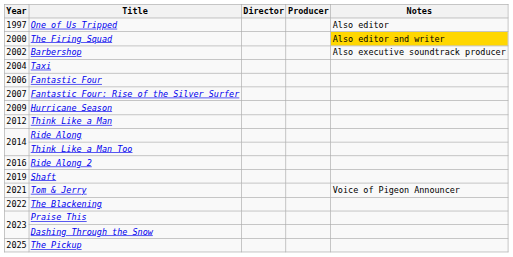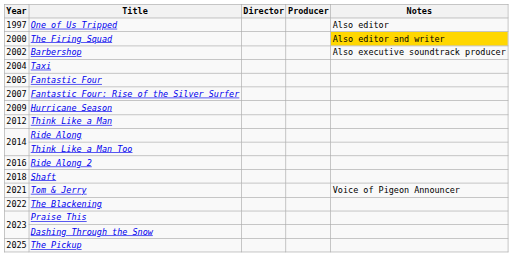(17, 80) 2006 -> (17, 80) 2005
(17, 176) 2019 -> (17, 176) 2018
